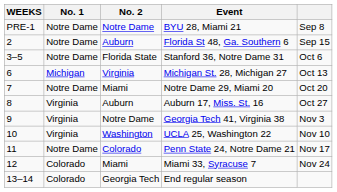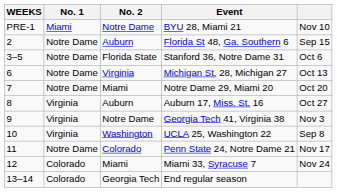(72, 27) Notre Dame -> (59, 27) Miami
(312, 27) Sep 8 -> (315, 27) Nov 10
(65, 73) Michigan -> (72, 73) Notre Dame
(315, 133) Nov 10 -> (312, 133) Sep 8
